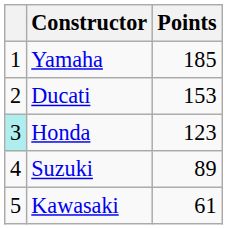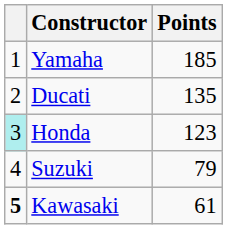(200, 96) 153 -> (200, 96) 135
(205, 169) 89 -> (205, 169) 79
(15, 205) normal -> (15, 205) bold
